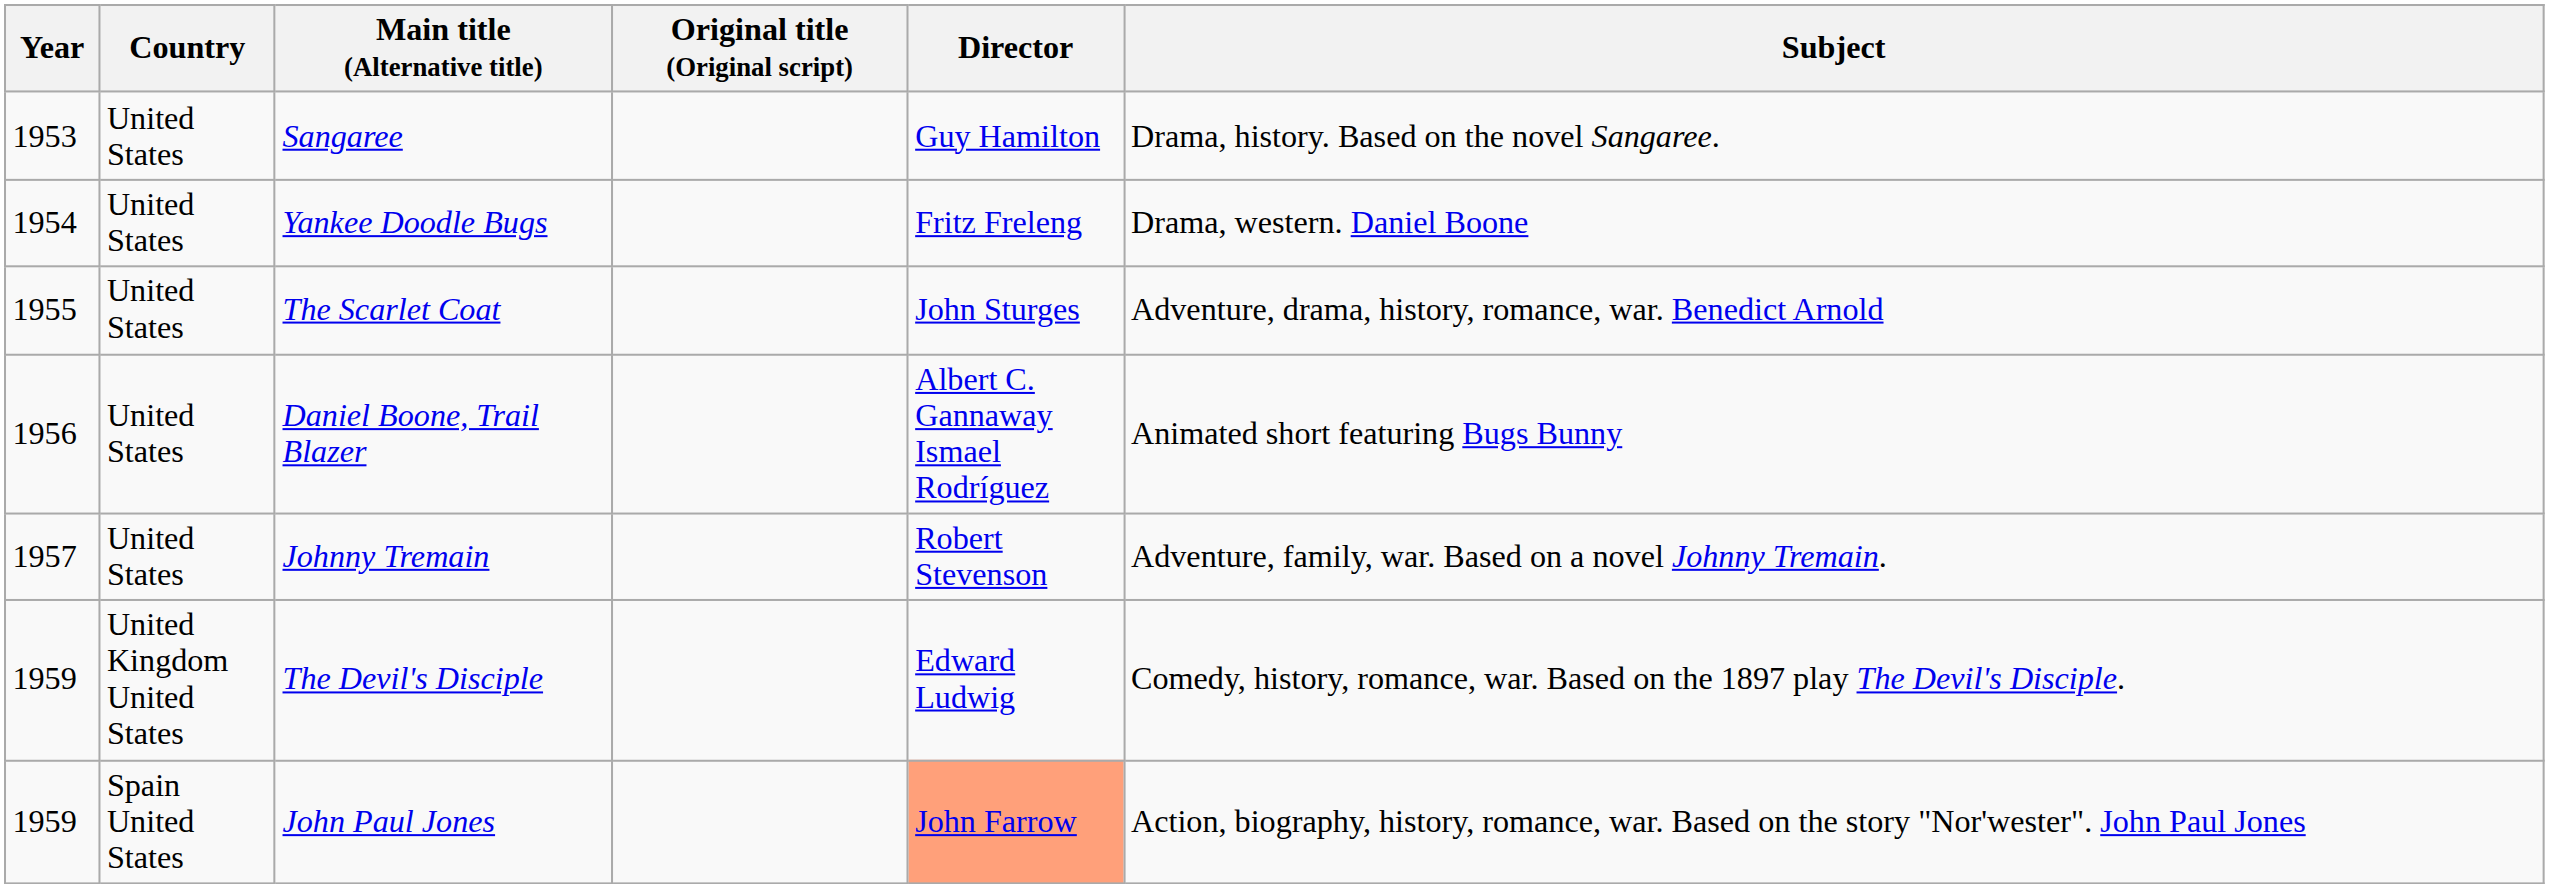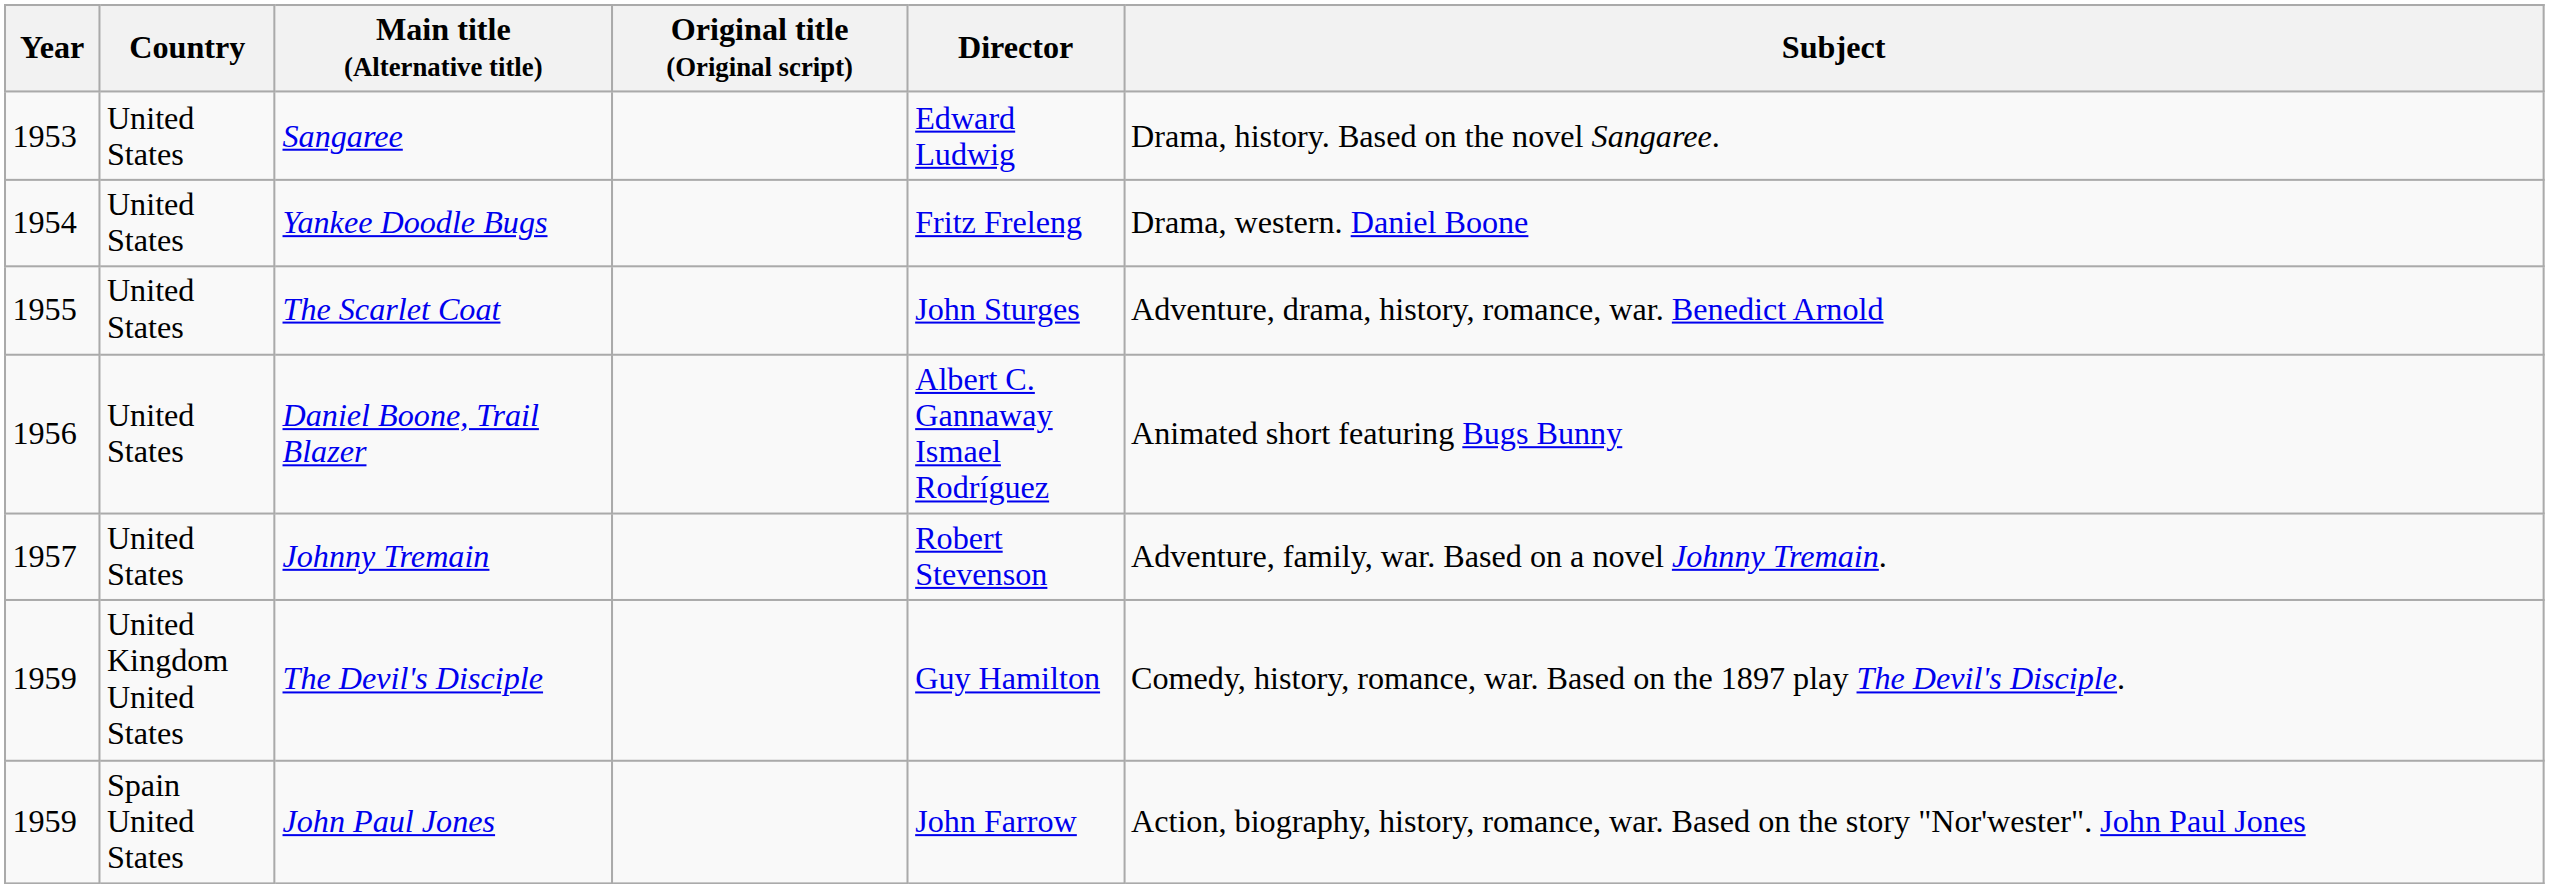(1008, 135) Guy Hamilton -> (965, 135) Edward Ludwig
(965, 679) Edward Ludwig -> (1008, 679) Guy Hamilton
(996, 821) lightsalmon background -> (996, 821) no background
